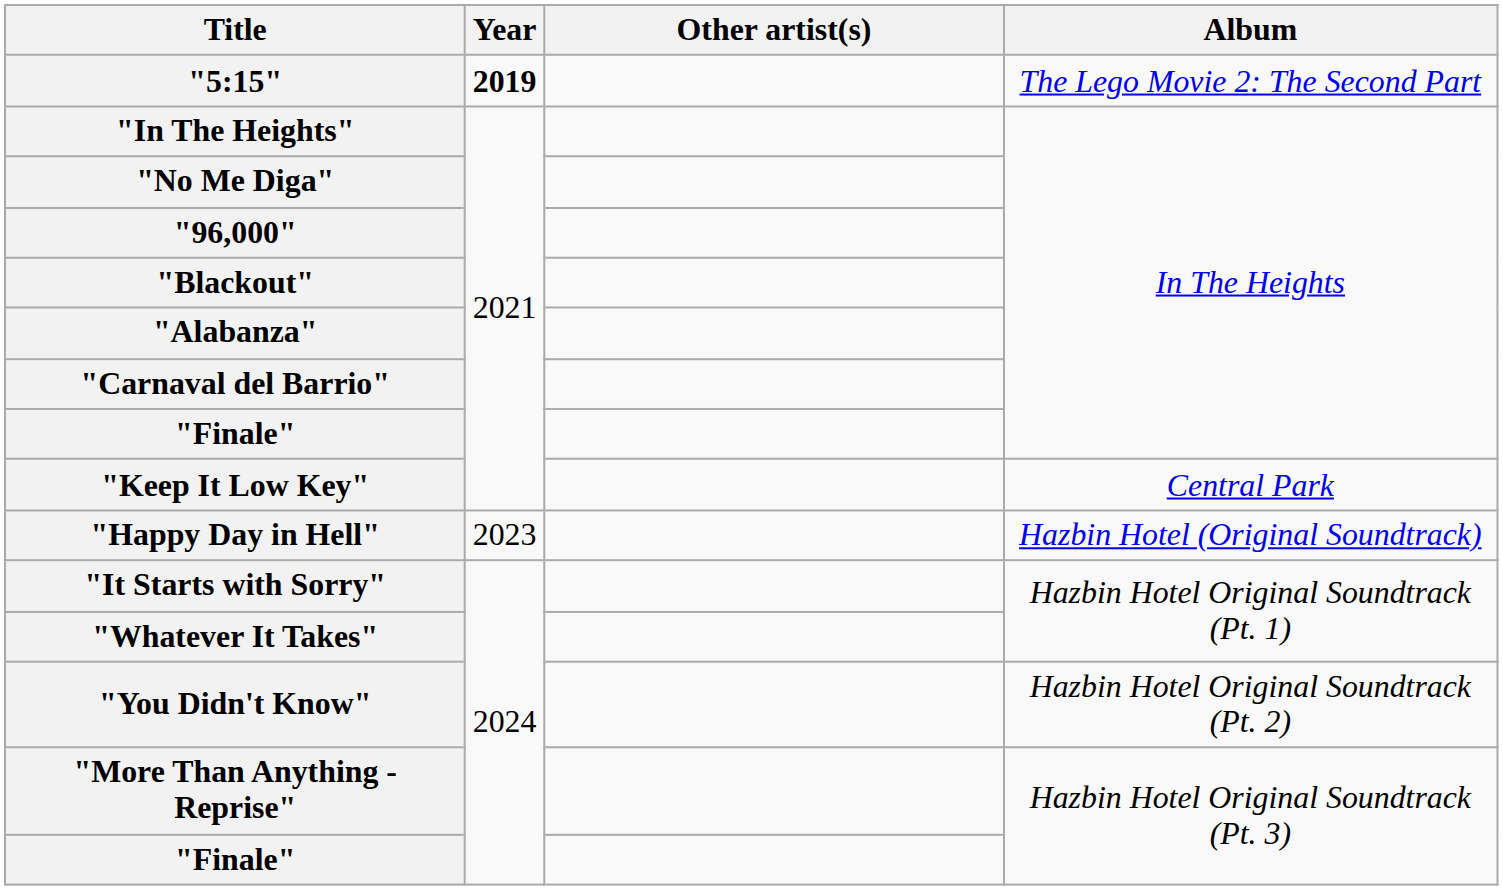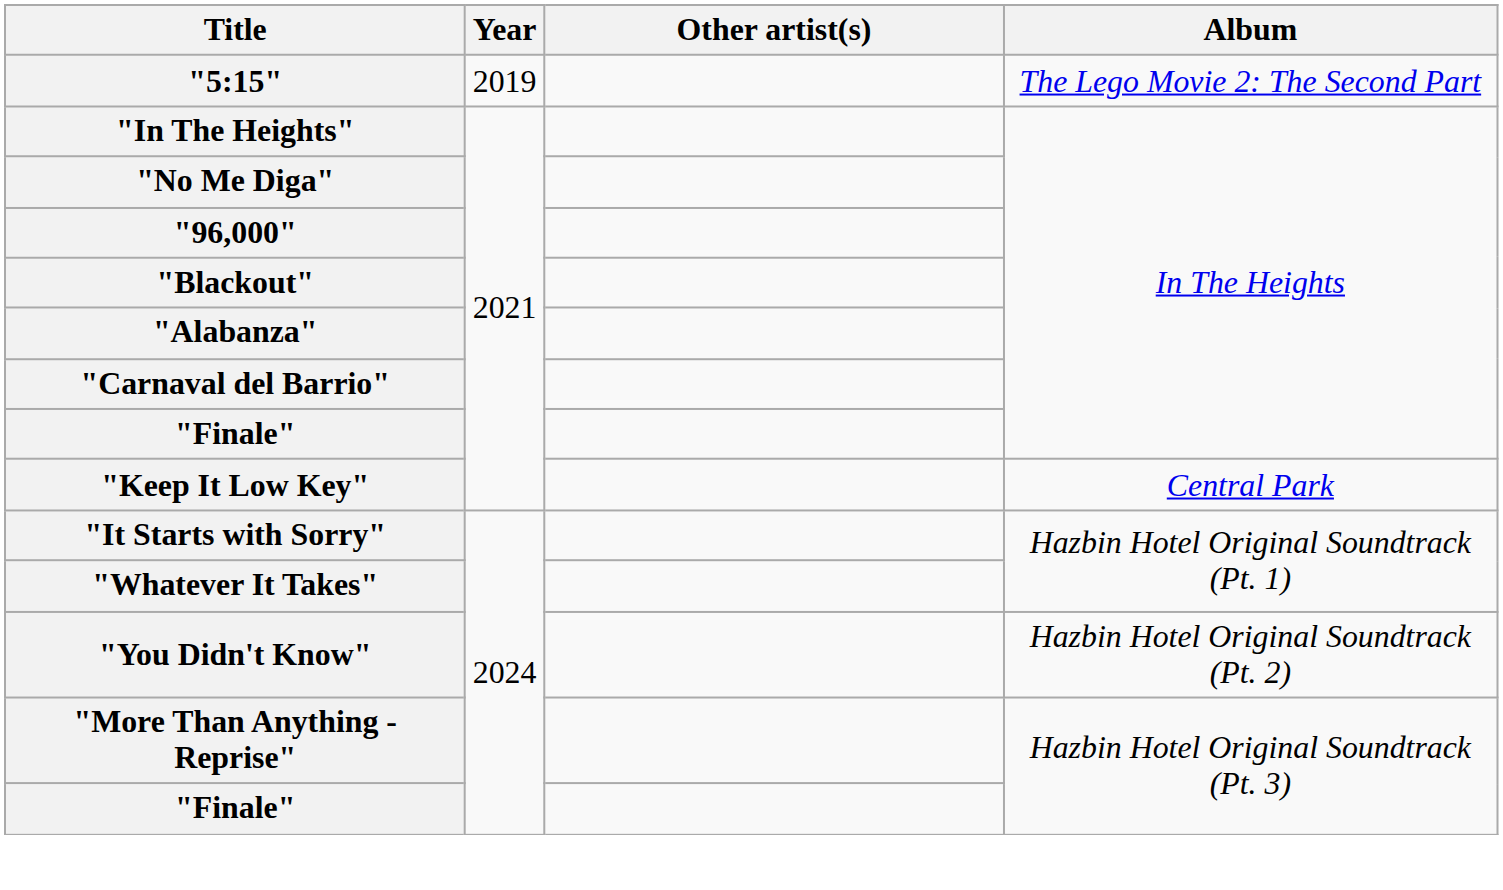(505, 80) bold -> (505, 80) normal
- row: (235, 534)
